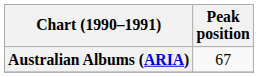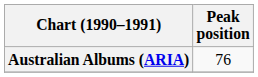(223, 59) 67 -> (223, 59) 76
